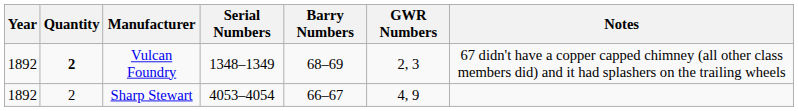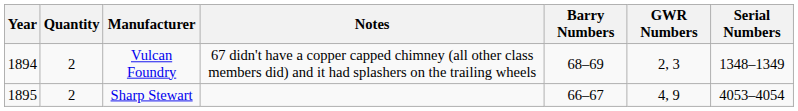columns swapped: (242, 24) <-> (622, 24)
(22, 63) 1892 -> (22, 63) 1894
(72, 63) bold -> (72, 63) normal
(22, 94) 1892 -> (22, 94) 1895
